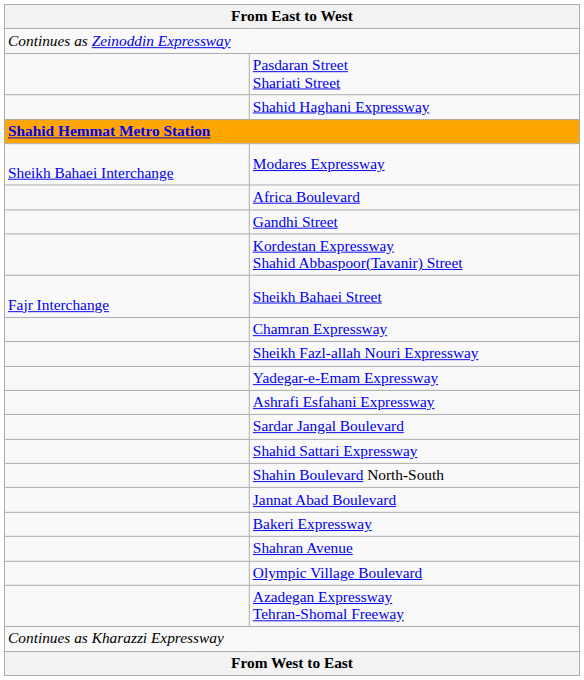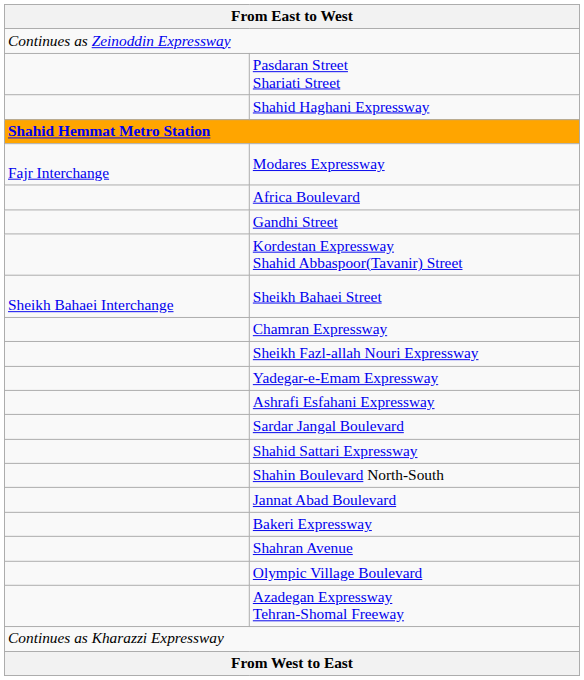(91, 173) Sheikh Bahaei Interchange -> (59, 173) Fajr Interchange
(59, 305) Fajr Interchange -> (91, 305) Sheikh Bahaei Interchange
